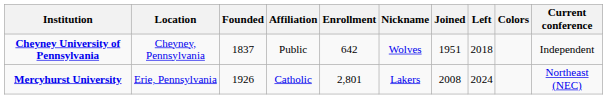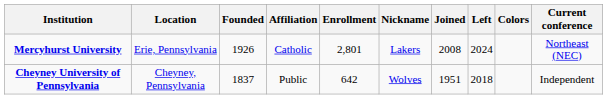rows swapped: (68, 49) <-> (68, 79)
